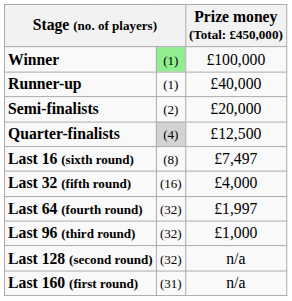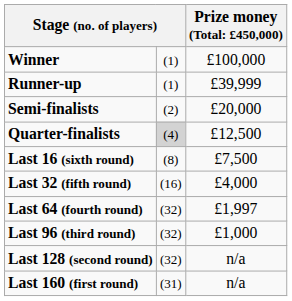(171, 60) lightgreen background -> (171, 60) no background
(236, 84) £40,000 -> (236, 84) £39,999
(236, 158) £7,497 -> (236, 158) £7,500
